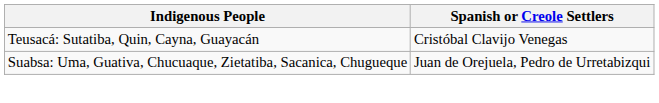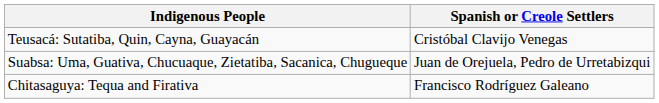+ row: (103, 86)
